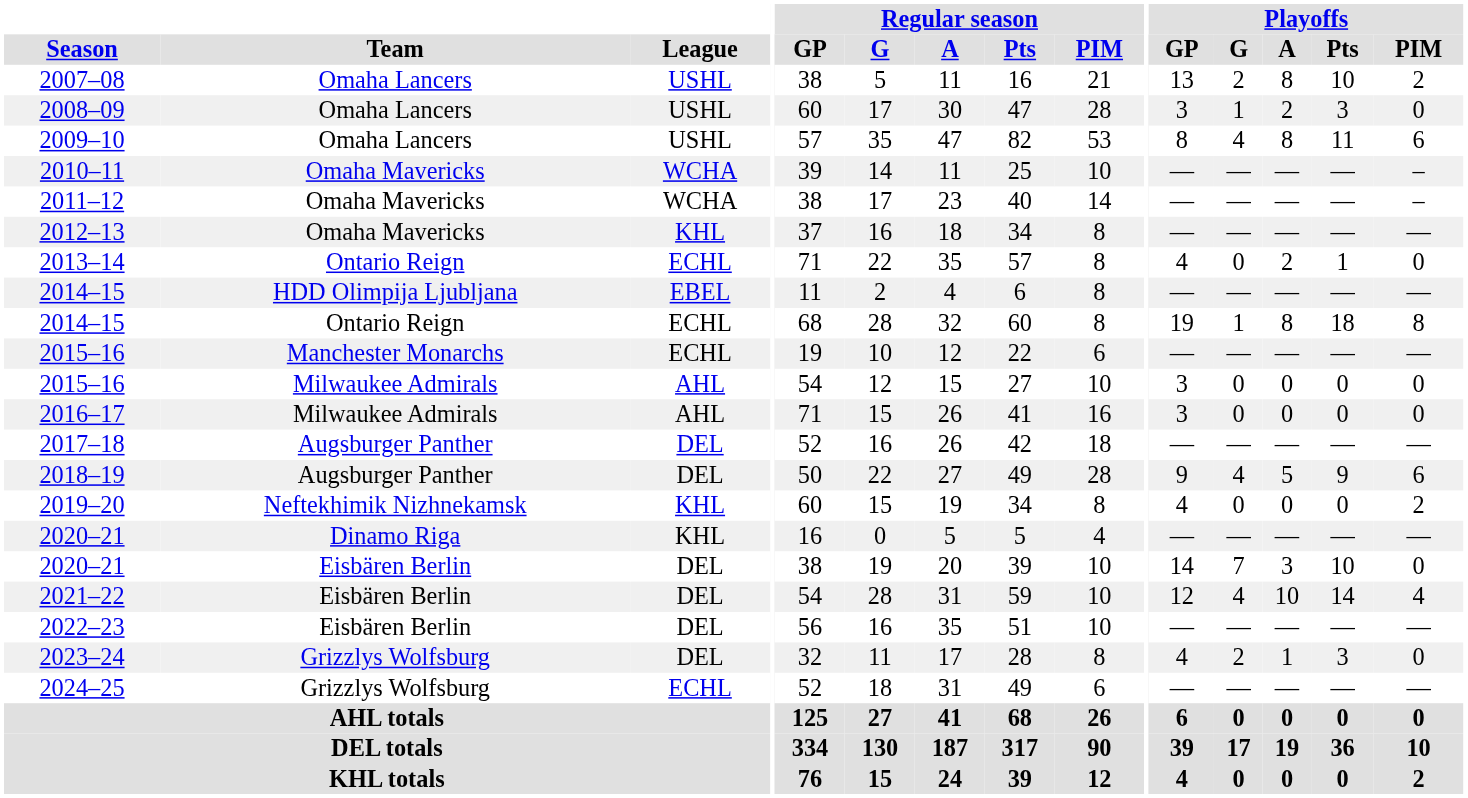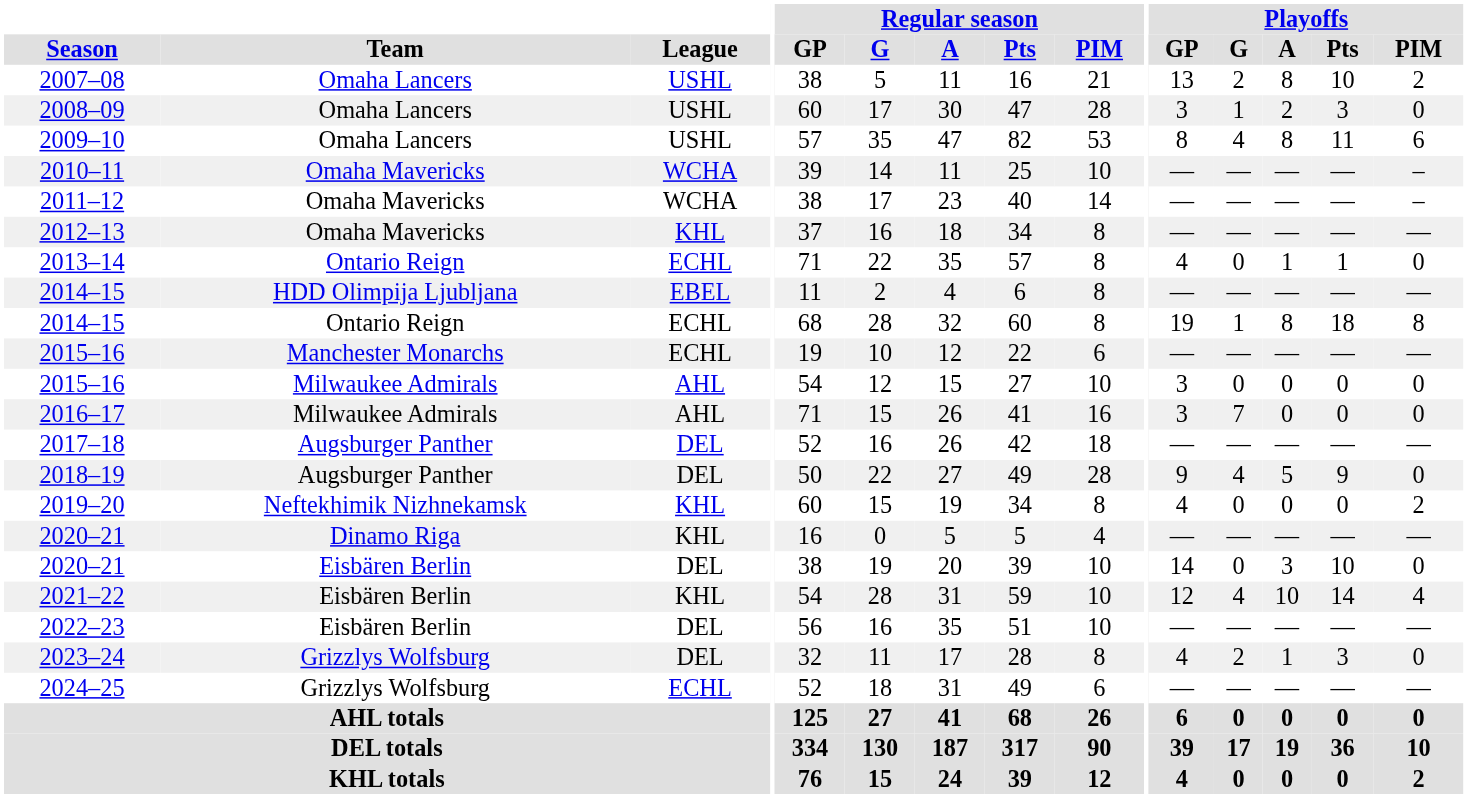(1287, 262) 2 -> (1287, 262) 1
(1239, 414) 0 -> (1239, 414) 7
(1419, 474) 6 -> (1419, 474) 0
(1239, 566) 7 -> (1239, 566) 0
(700, 596) DEL -> (700, 596) KHL
